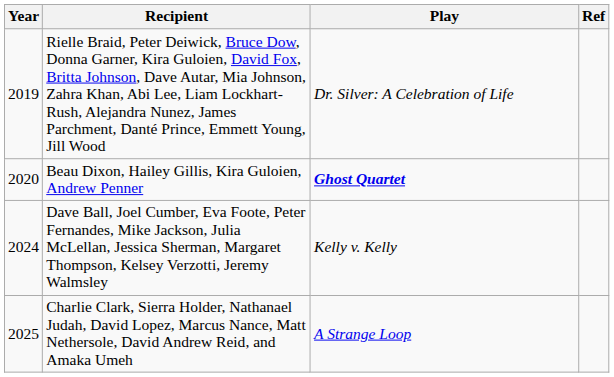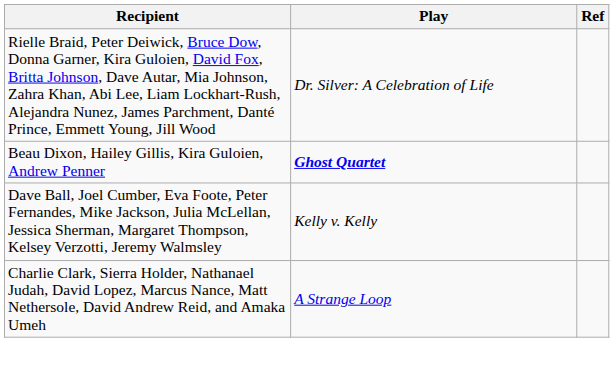- column: (24, 16)
